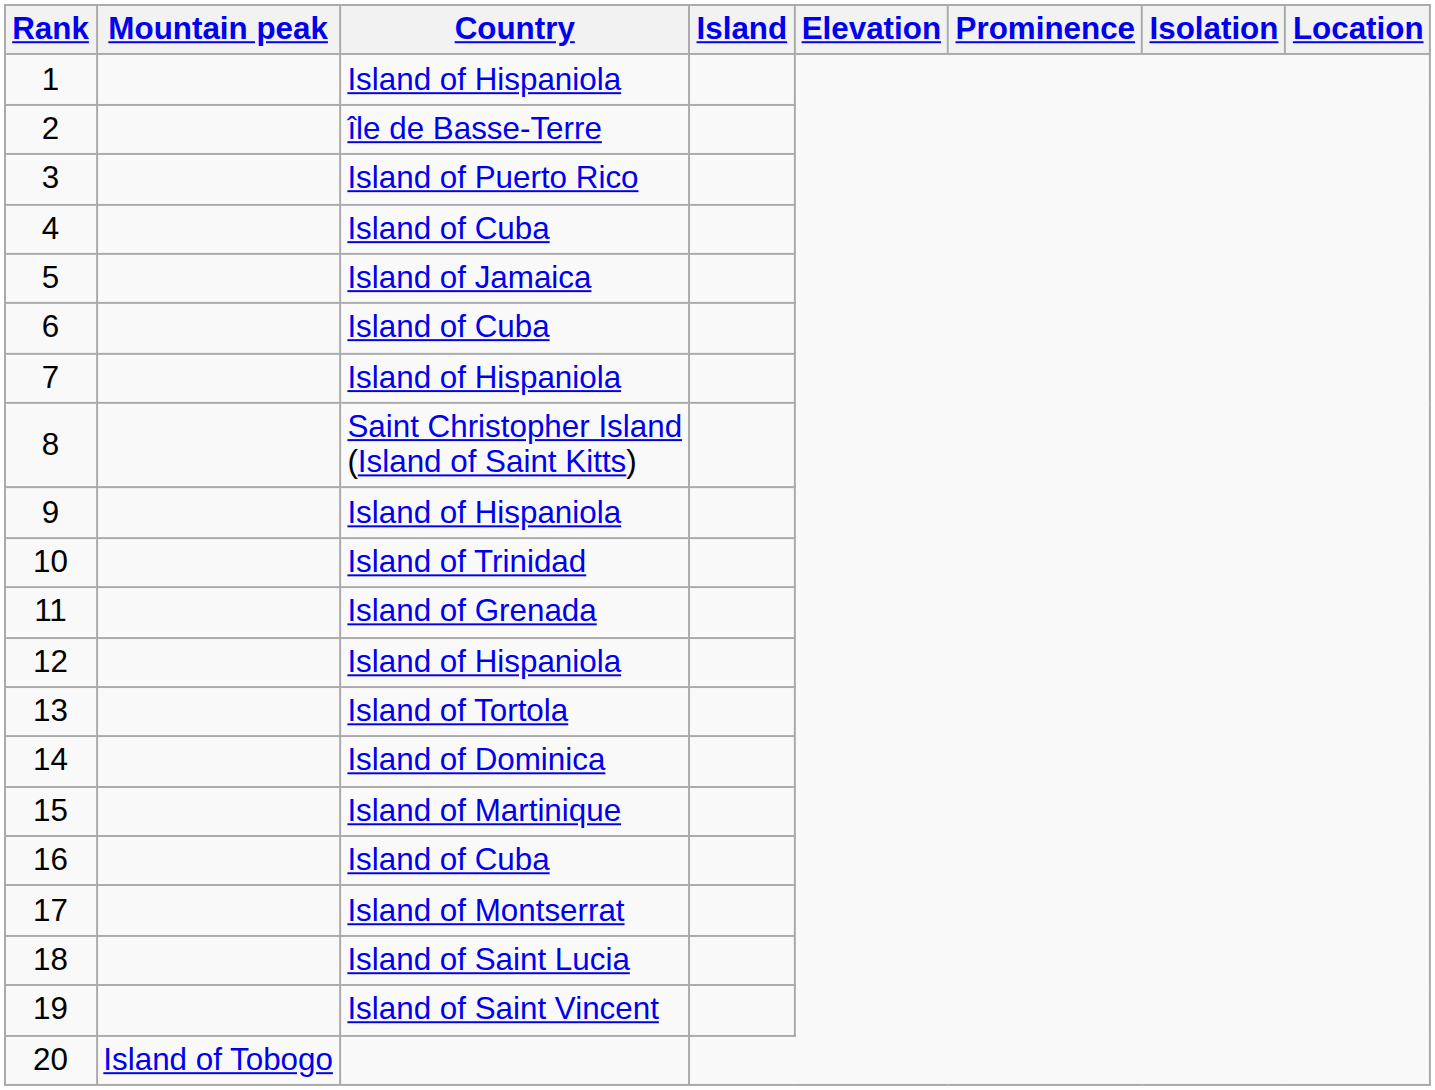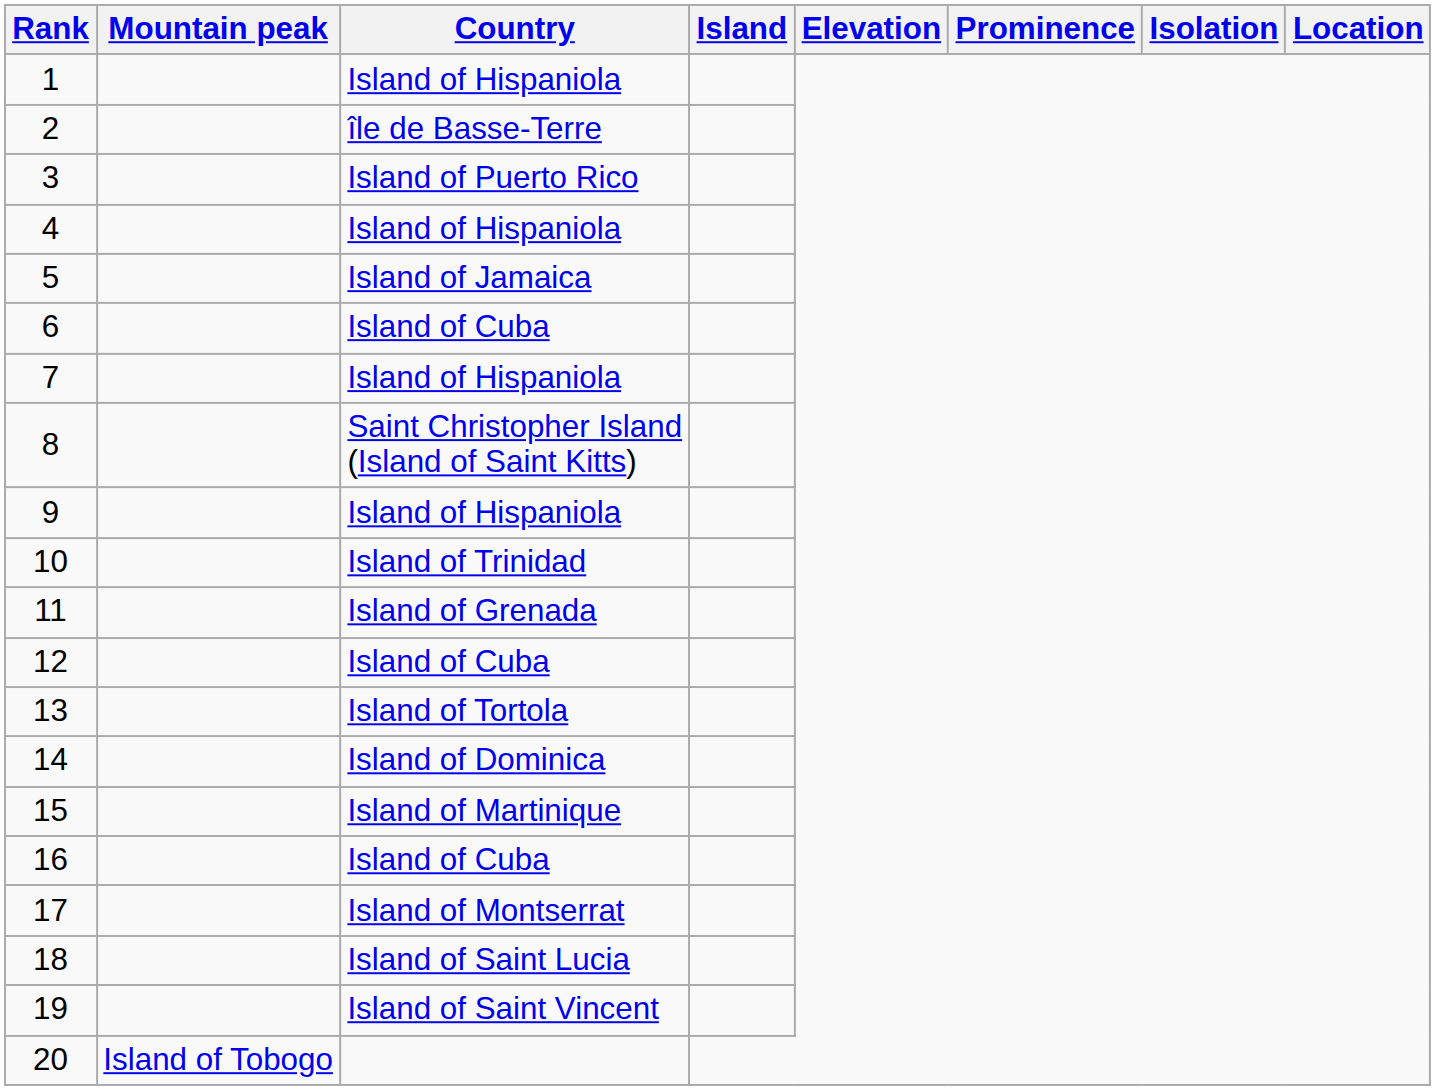(449, 228) Island of Cuba -> (484, 228) Island of Hispaniola
(484, 661) Island of Hispaniola -> (449, 661) Island of Cuba
